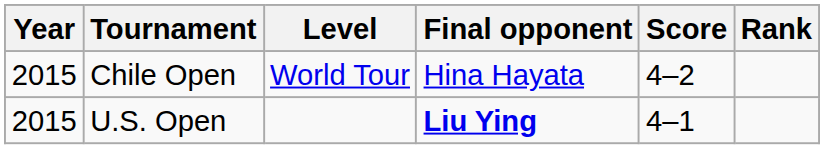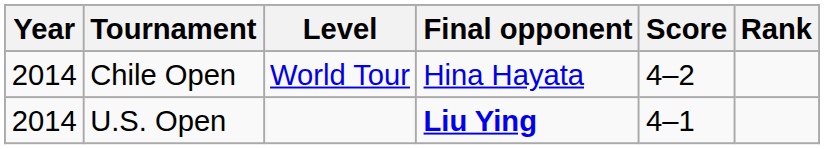(44, 74) 2015 -> (44, 74) 2014
(44, 121) 2015 -> (44, 121) 2014
